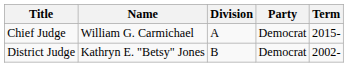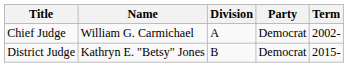(326, 33) 2015- -> (326, 33) 2002-
(326, 52) 2002- -> (326, 52) 2015-
